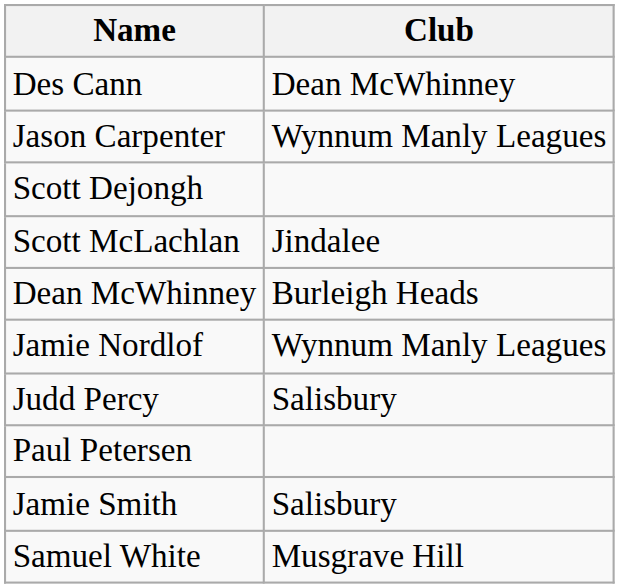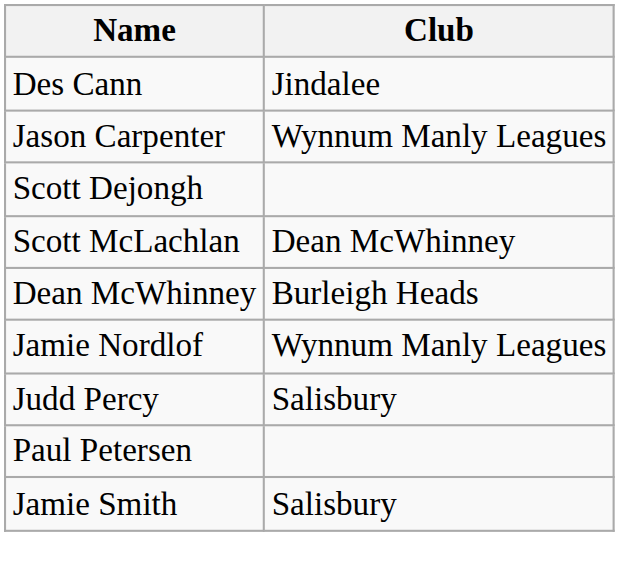(393, 83) Dean McWhinney -> (326, 83) Jindalee
(326, 240) Jindalee -> (393, 240) Dean McWhinney
- row: (107, 556)
